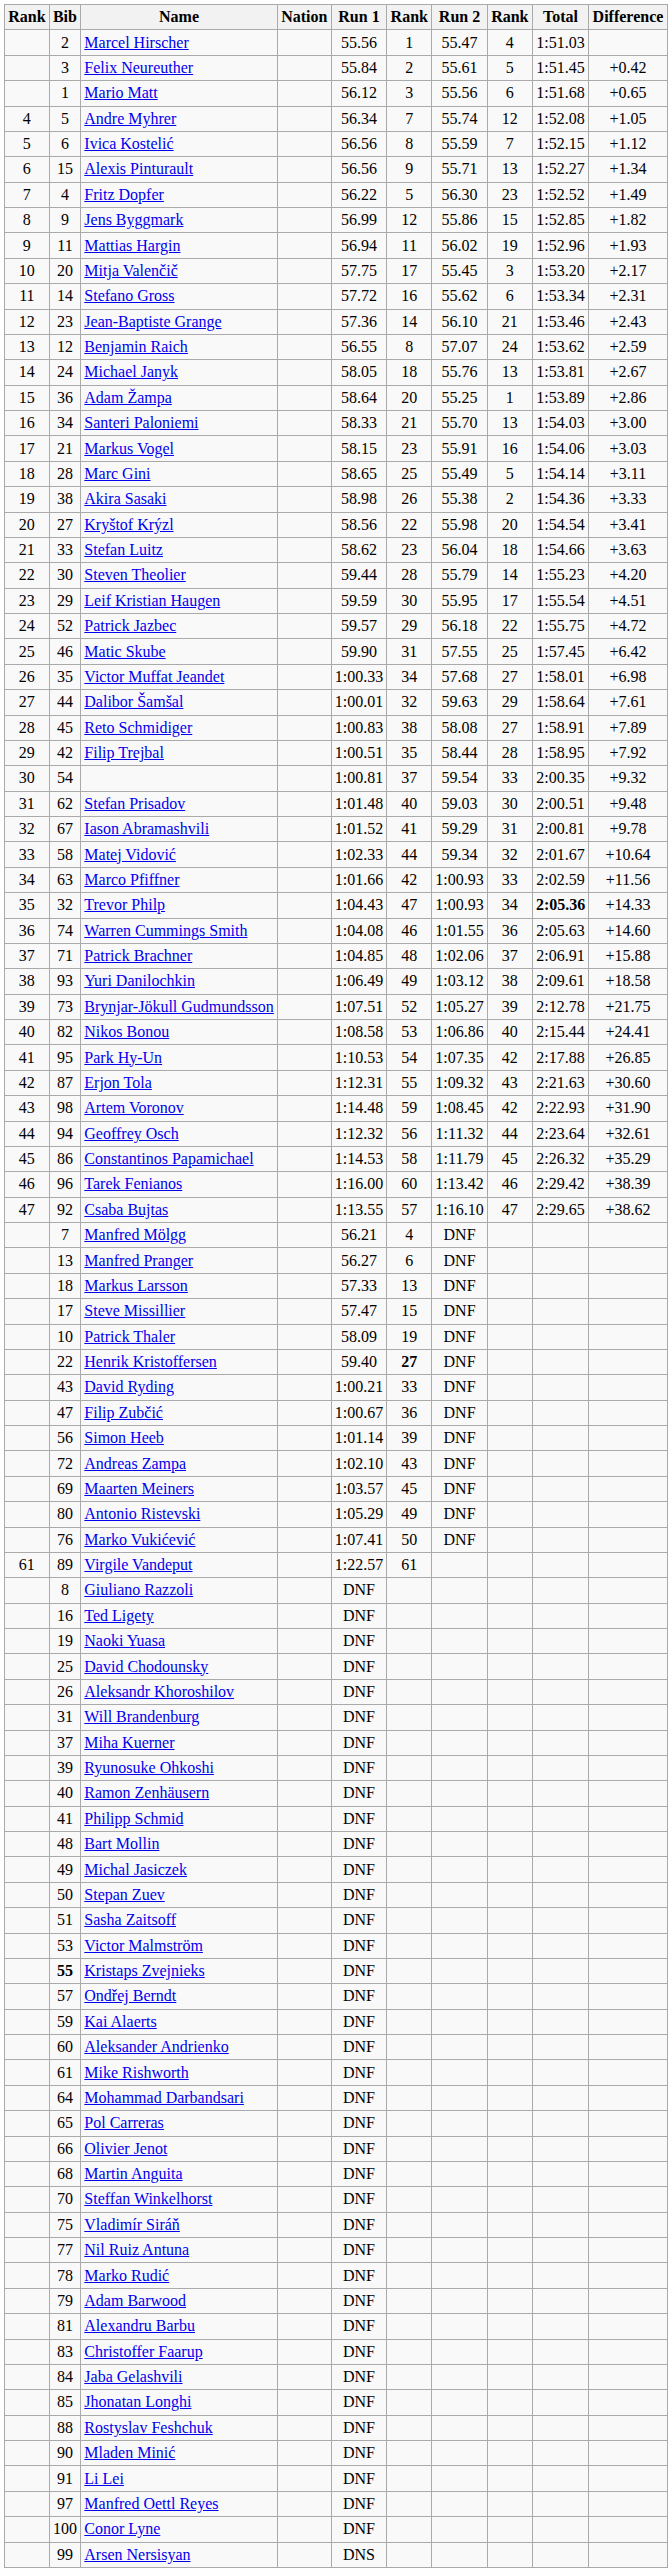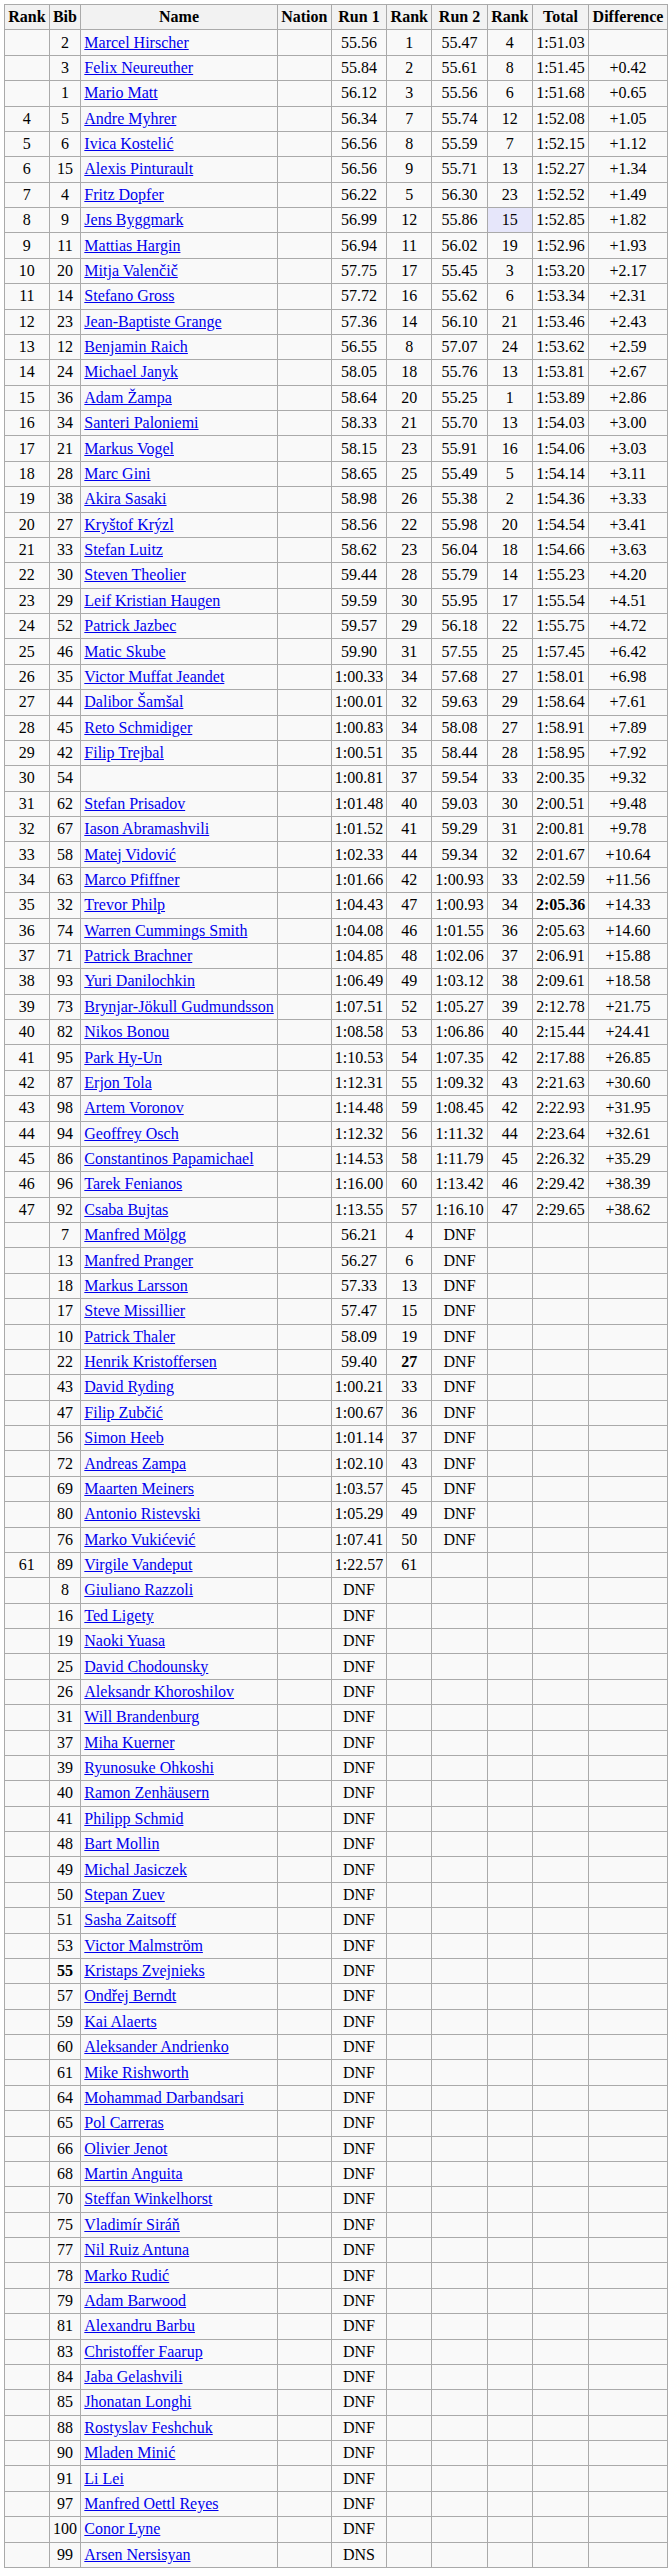(510, 67) 5 -> (510, 67) 8
(510, 220) no background -> (510, 220) lavender background
(409, 727) 38 -> (409, 727) 34
(628, 1108) +31.90 -> (628, 1108) +31.95
(409, 1438) 39 -> (409, 1438) 37
